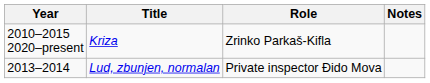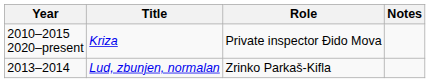(278, 41) Zrinko Parkaš-Kifla -> (304, 41) Private inspector Đido Mova
(304, 68) Private inspector Đido Mova -> (278, 68) Zrinko Parkaš-Kifla
